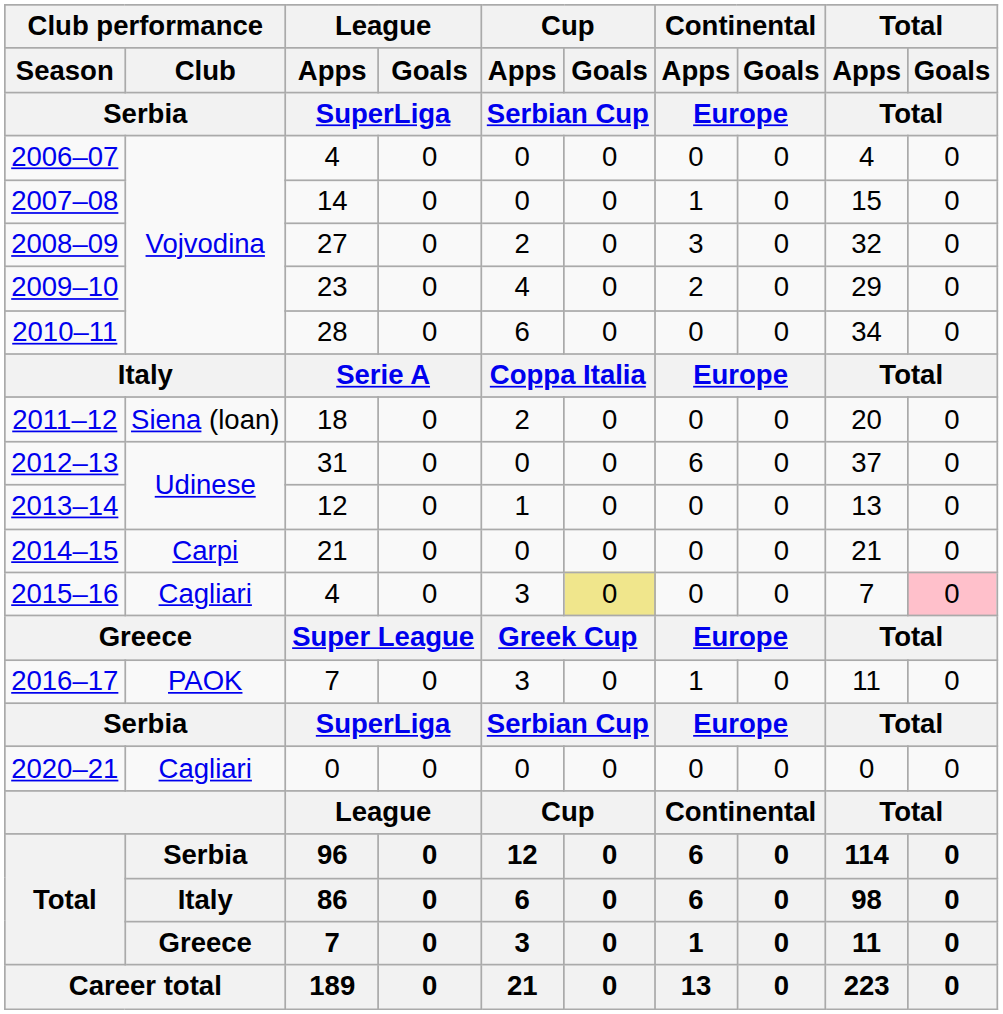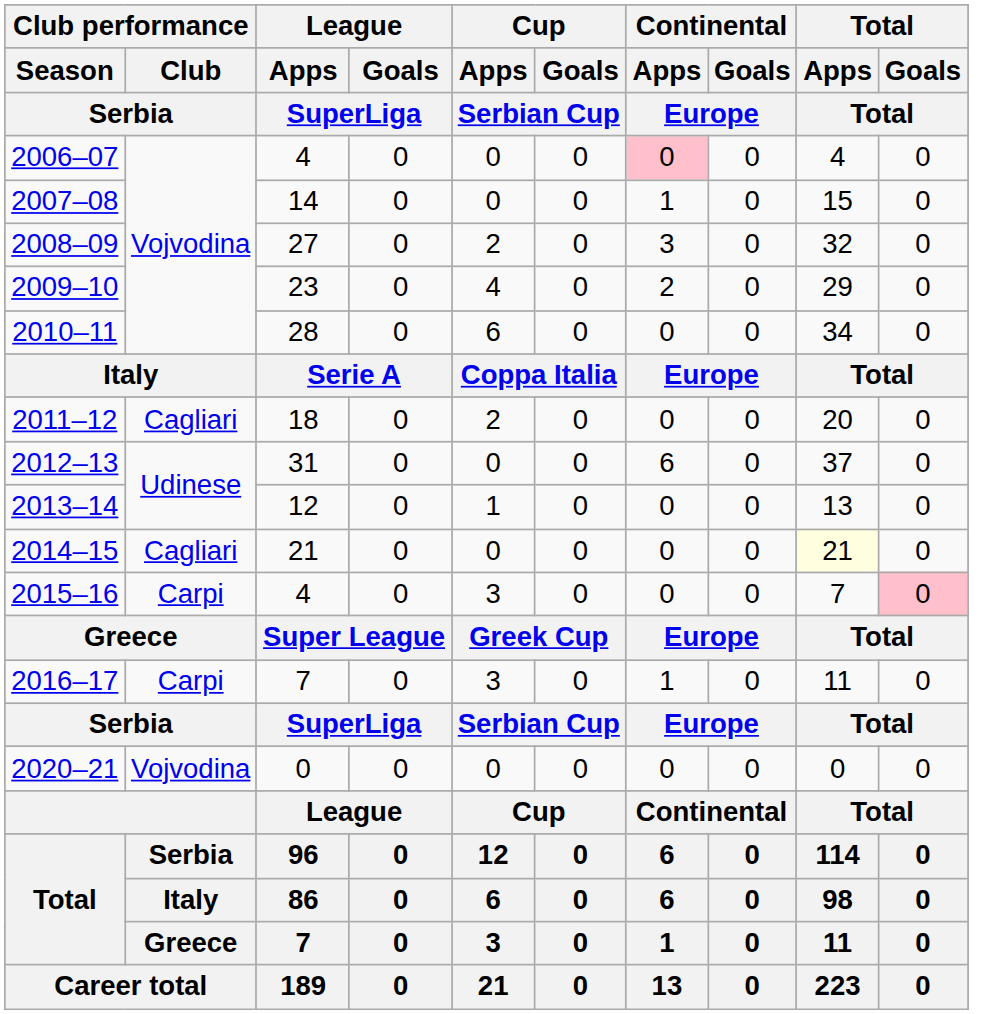(696, 157) no background -> (667, 157) pink background
(205, 419) Siena (loan) -> (191, 419) Cagliari
(205, 550) Carpi -> (191, 550) Cagliari
(867, 550) no background -> (838, 550) lightyellow background
(205, 593) Cagliari -> (191, 593) Carpi
(610, 593) khaki background -> (581, 593) no background
(205, 680) PAOK -> (191, 680) Carpi
(205, 768) Cagliari -> (191, 768) Vojvodina
